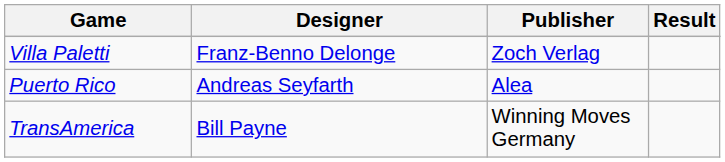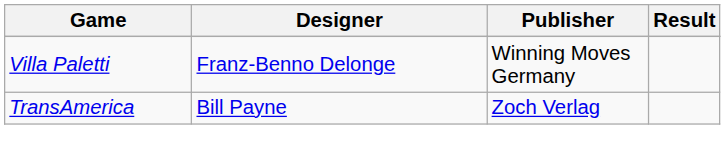(546, 52) Zoch Verlag -> (561, 64) Winning Moves Germany
- row: (62, 85)
(561, 128) Winning Moves Germany -> (546, 107) Zoch Verlag
